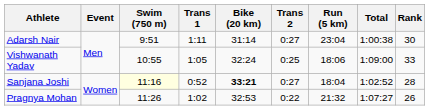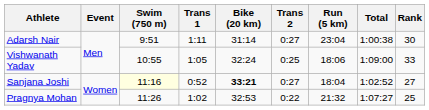(410, 82) 28 -> (410, 82) 27
(410, 97) 26 -> (410, 97) 25
